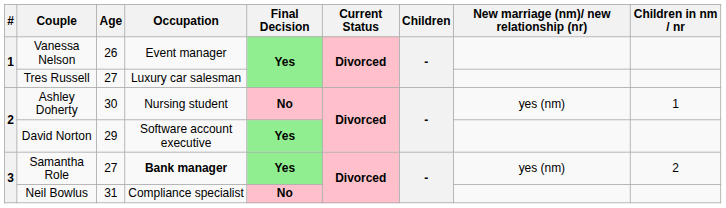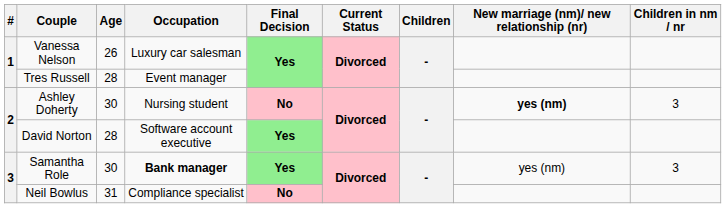(186, 53) Event manager -> (186, 53) Luxury car salesman
(111, 79) 27 -> (111, 79) 28
(186, 79) Luxury car salesman -> (186, 79) Event manager
(542, 104) normal -> (542, 104) bold
(676, 104) 1 -> (676, 104) 3
(111, 136) 29 -> (111, 136) 28
(111, 168) 27 -> (111, 168) 30
(676, 168) 2 -> (676, 168) 3
